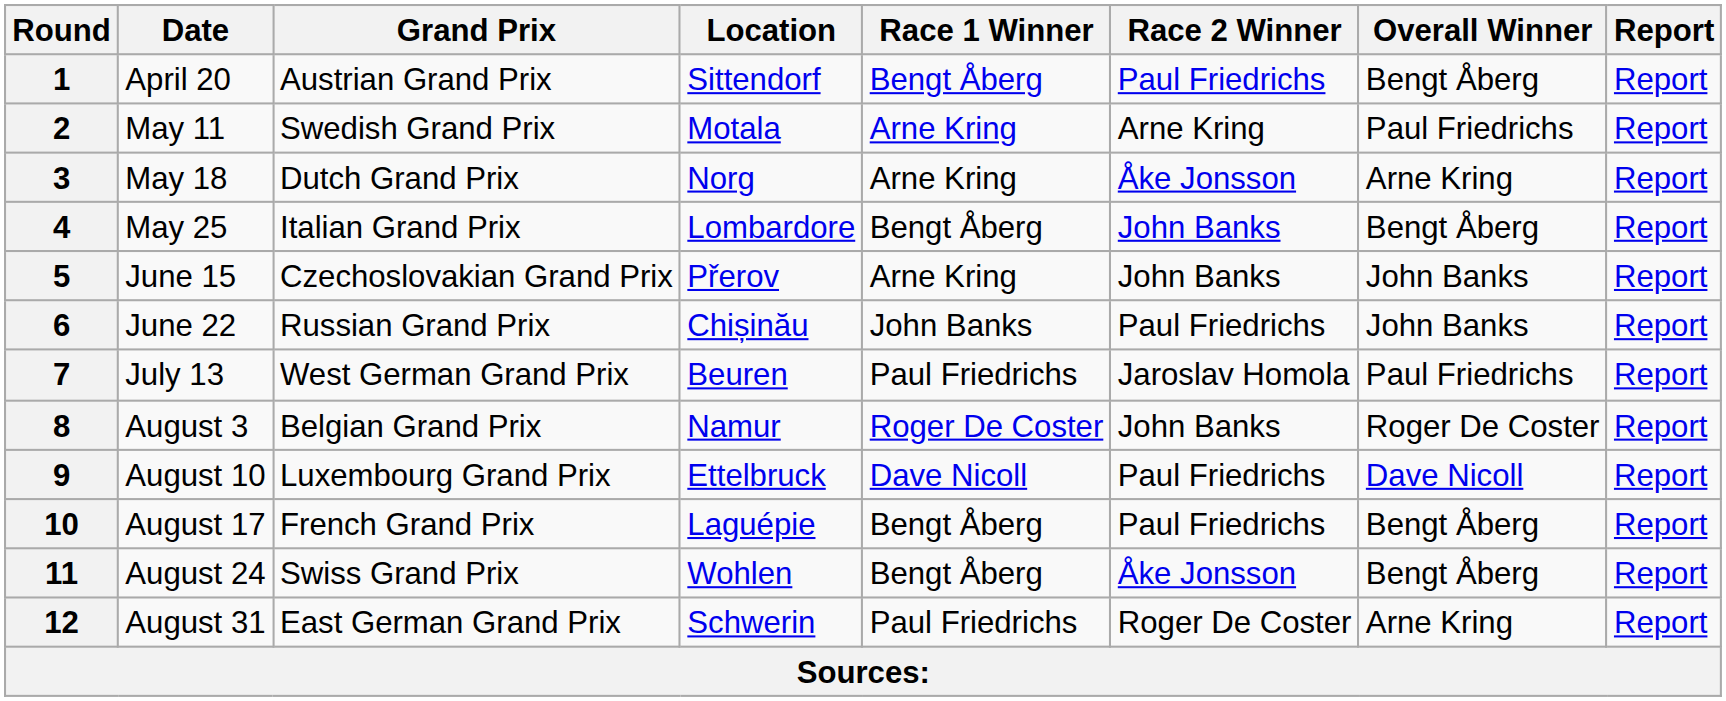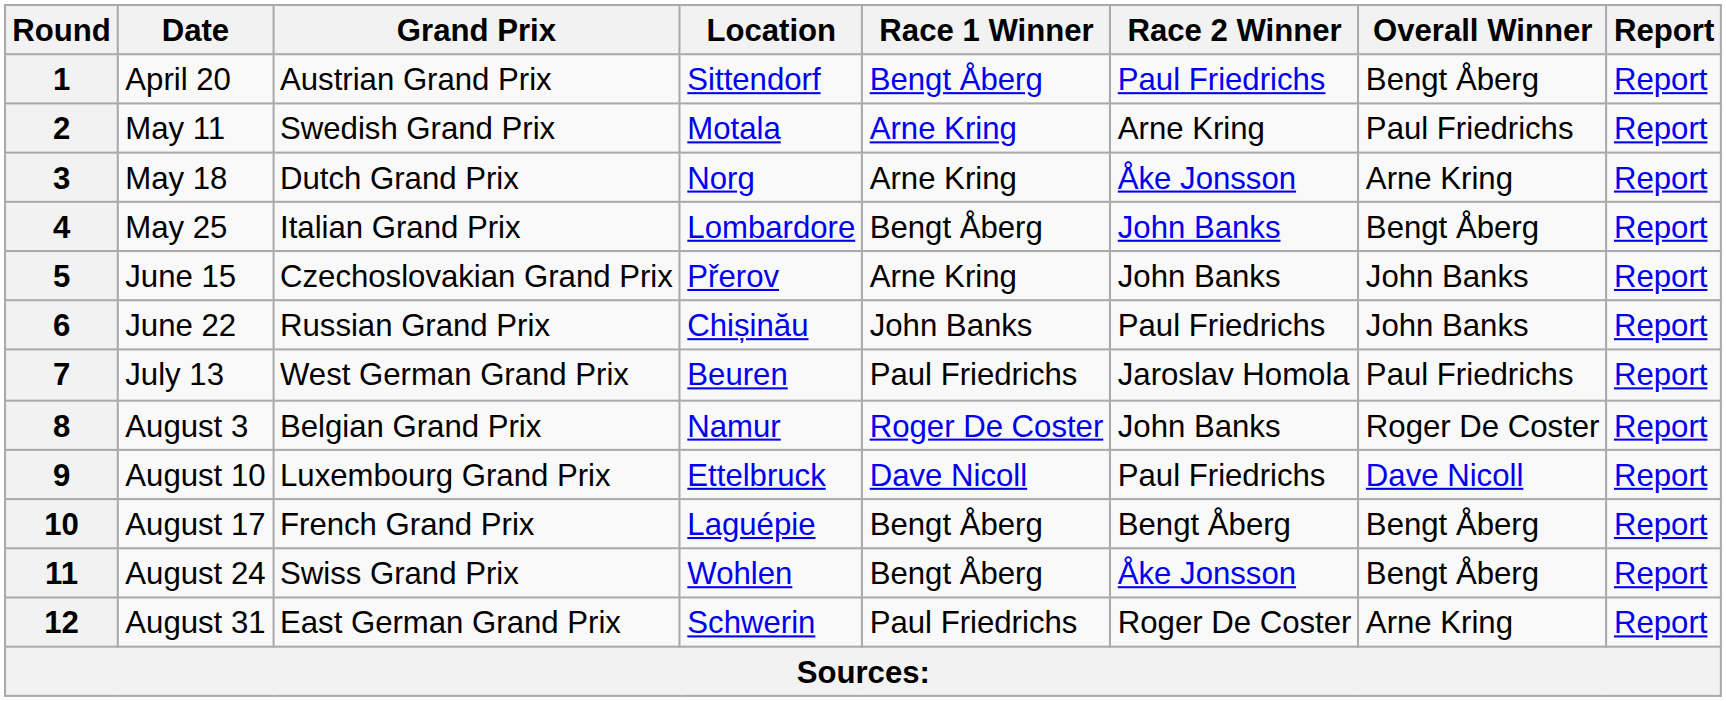(1222, 523) Paul Friedrichs -> (1204, 523) Bengt Åberg
